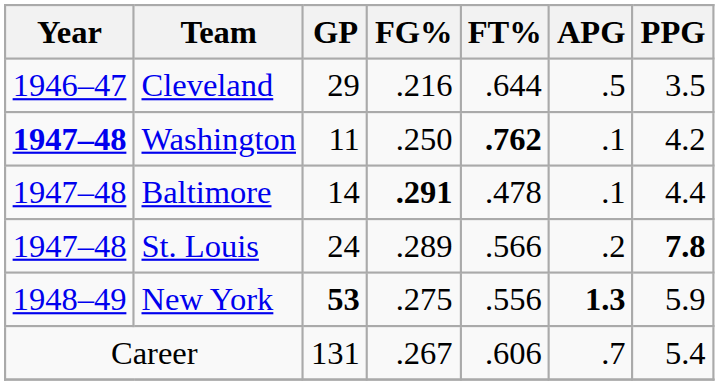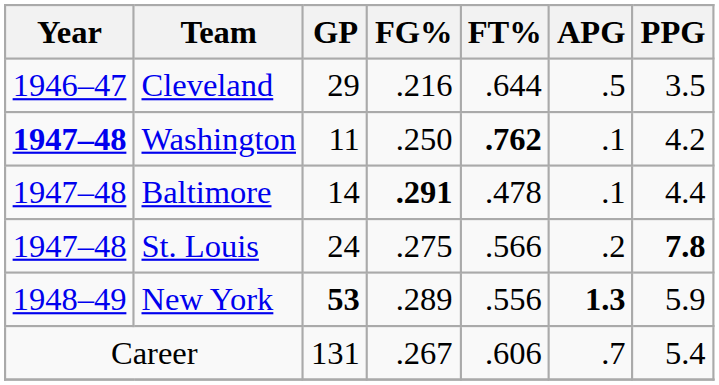(424, 246) .289 -> (424, 246) .275
(424, 299) .275 -> (424, 299) .289
